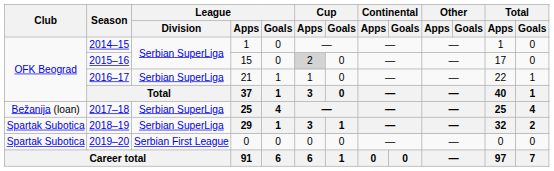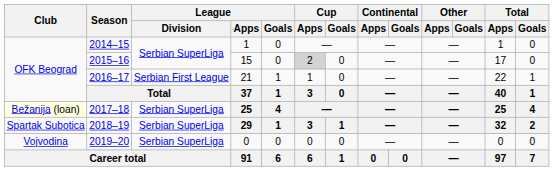(181, 77) Serbian SuperLiga -> (181, 77) Serbian First League
(46, 110) no background -> (46, 110) lightyellow background
(46, 142) Spartak Subotica -> (46, 142) Vojvodina
(181, 142) Serbian First League -> (181, 142) Serbian SuperLiga
